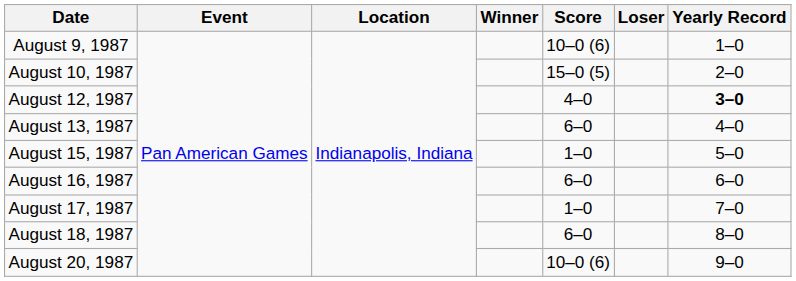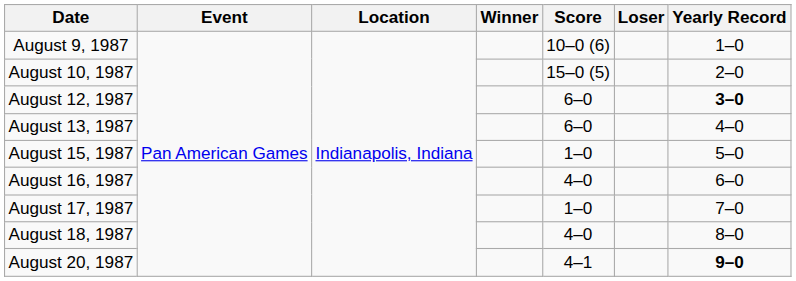(578, 99) 4–0 -> (578, 99) 6–0
(578, 180) 6–0 -> (578, 180) 4–0
(578, 235) 6–0 -> (578, 235) 4–0
(578, 262) 10–0 (6) -> (578, 262) 4–1
(729, 262) normal -> (729, 262) bold
